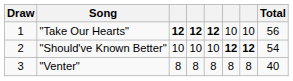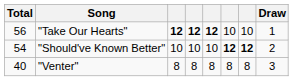columns swapped: (21, 13) <-> (273, 13)
